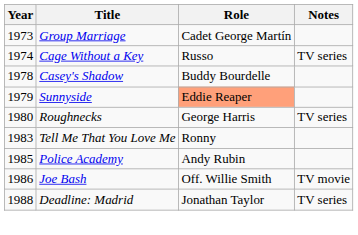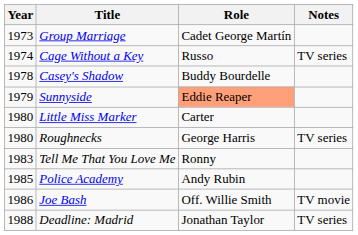+ row: (88, 117)
